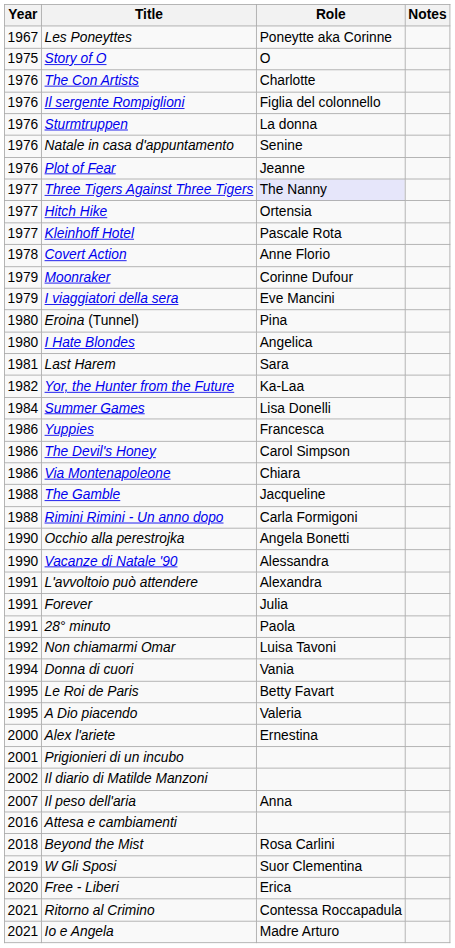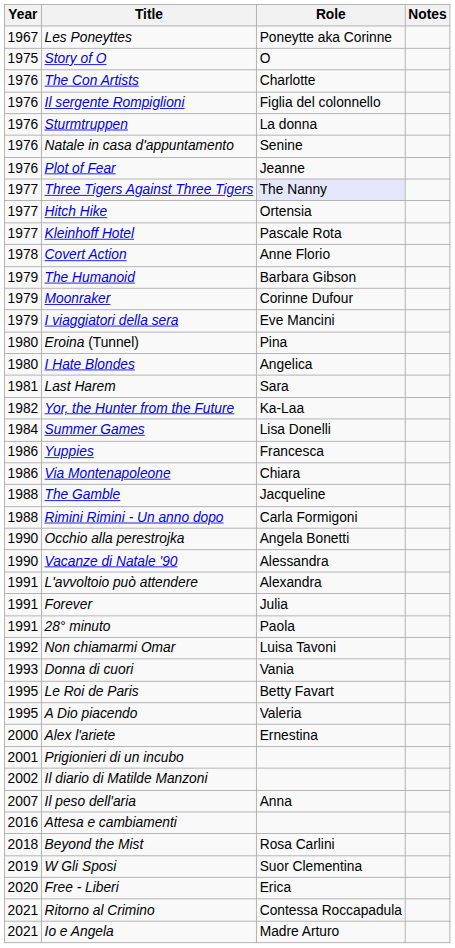+ row: (90, 277)
- row: (100, 451)
(23, 670) 1994 -> (23, 670) 1993
